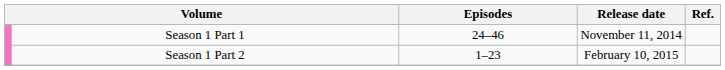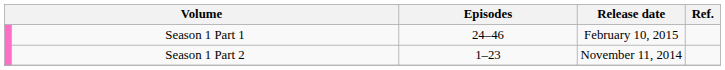(631, 34) November 11, 2014 -> (631, 34) February 10, 2015
(631, 55) February 10, 2015 -> (631, 55) November 11, 2014
